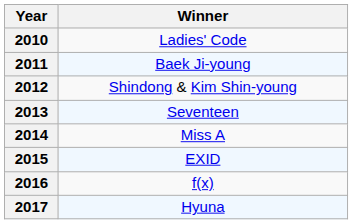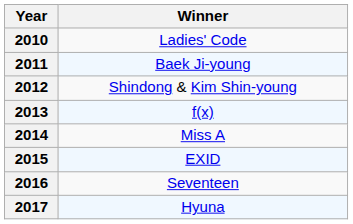(203, 111) Seventeen -> (203, 111) f(x)
(203, 183) f(x) -> (203, 183) Seventeen
